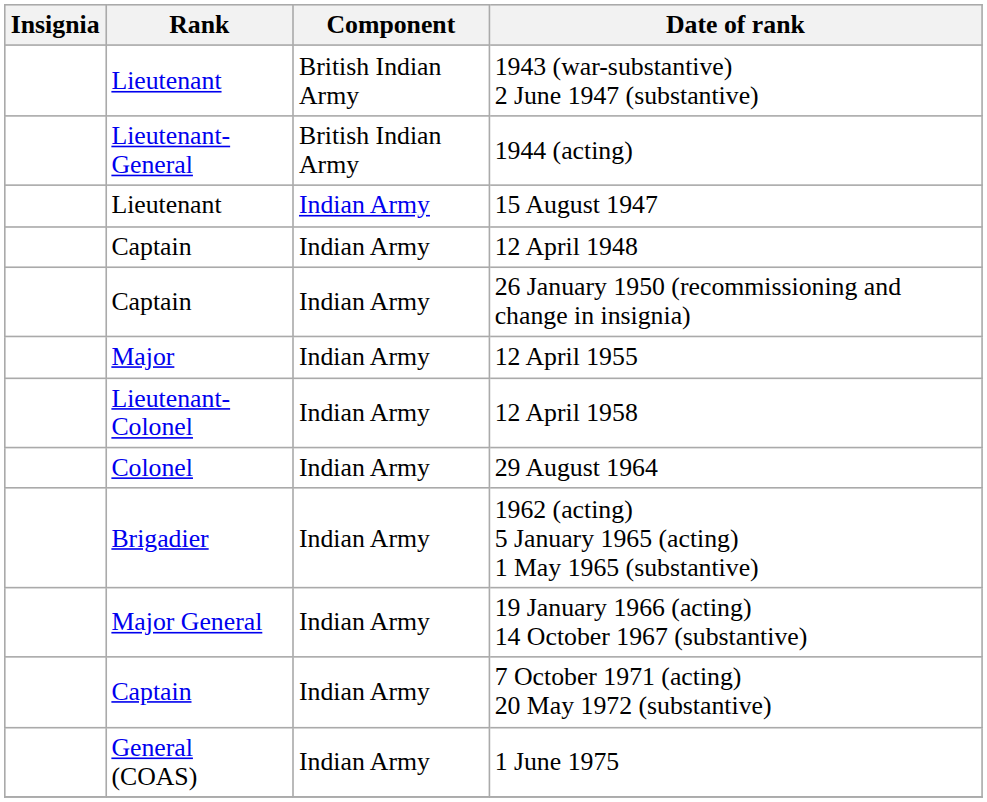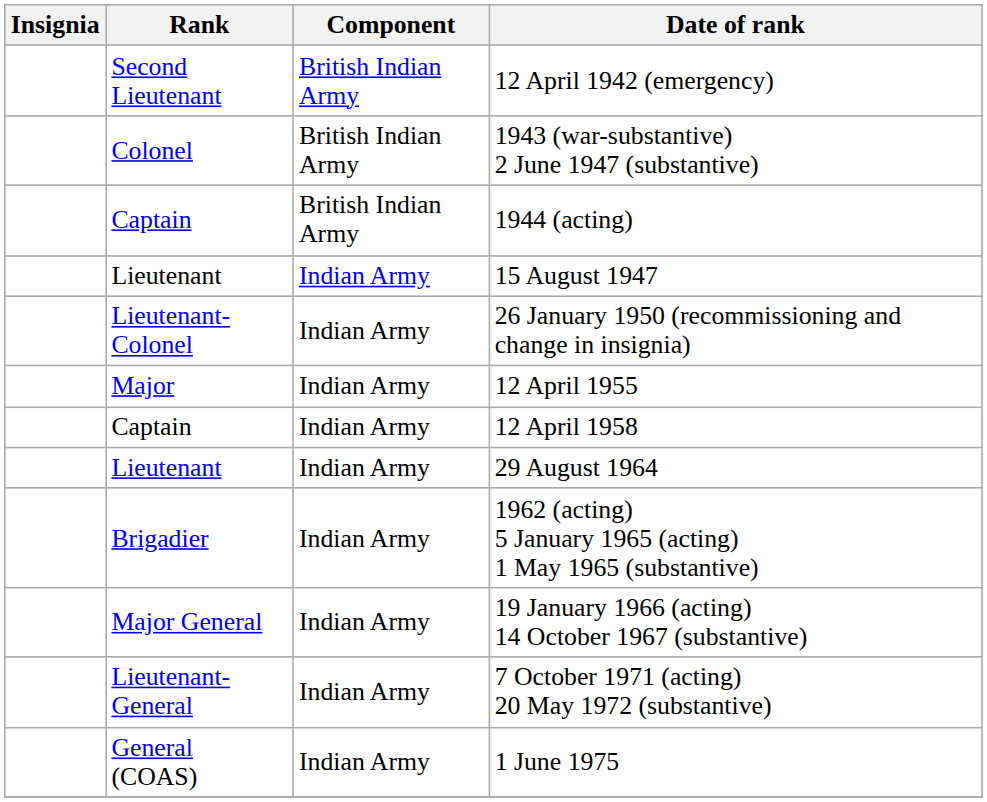+ row: (634, 80)
(166, 80) Lieutenant -> (152, 150) Colonel
(171, 150) Lieutenant-General -> (151, 219) Captain
- row: (566, 246)
(151, 301) Captain -> (171, 330) Lieutenant-Colonel
(171, 412) Lieutenant-Colonel -> (151, 426) Captain
(152, 467) Colonel -> (166, 467) Lieutenant
(151, 691) Captain -> (171, 691) Lieutenant-General
